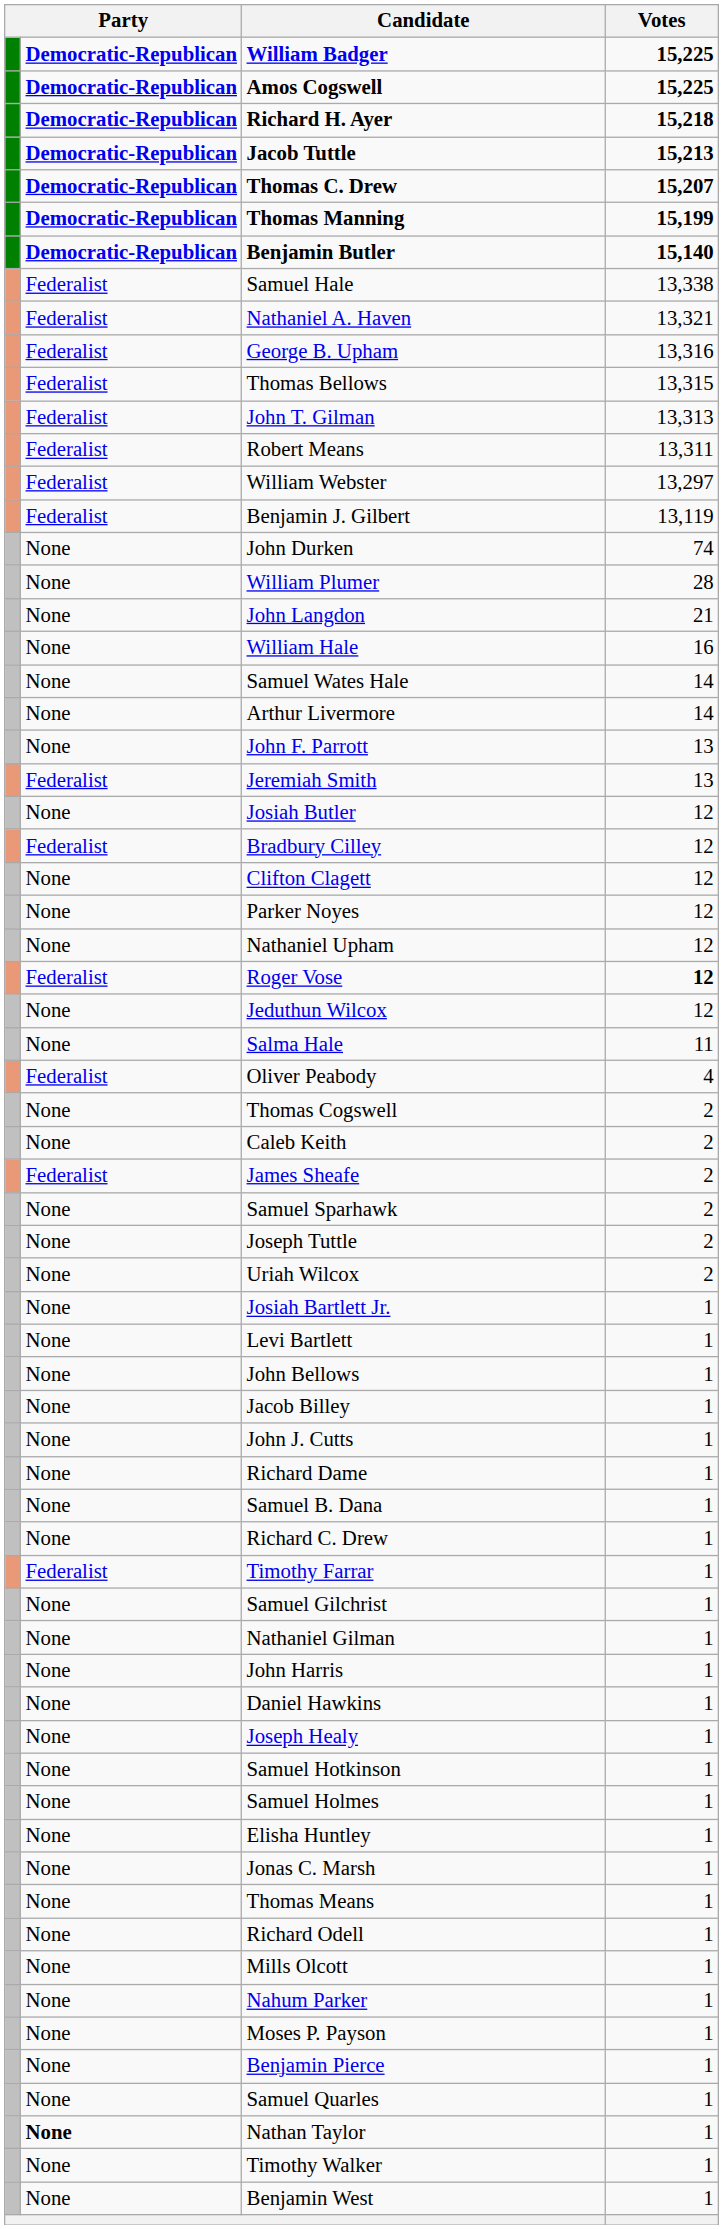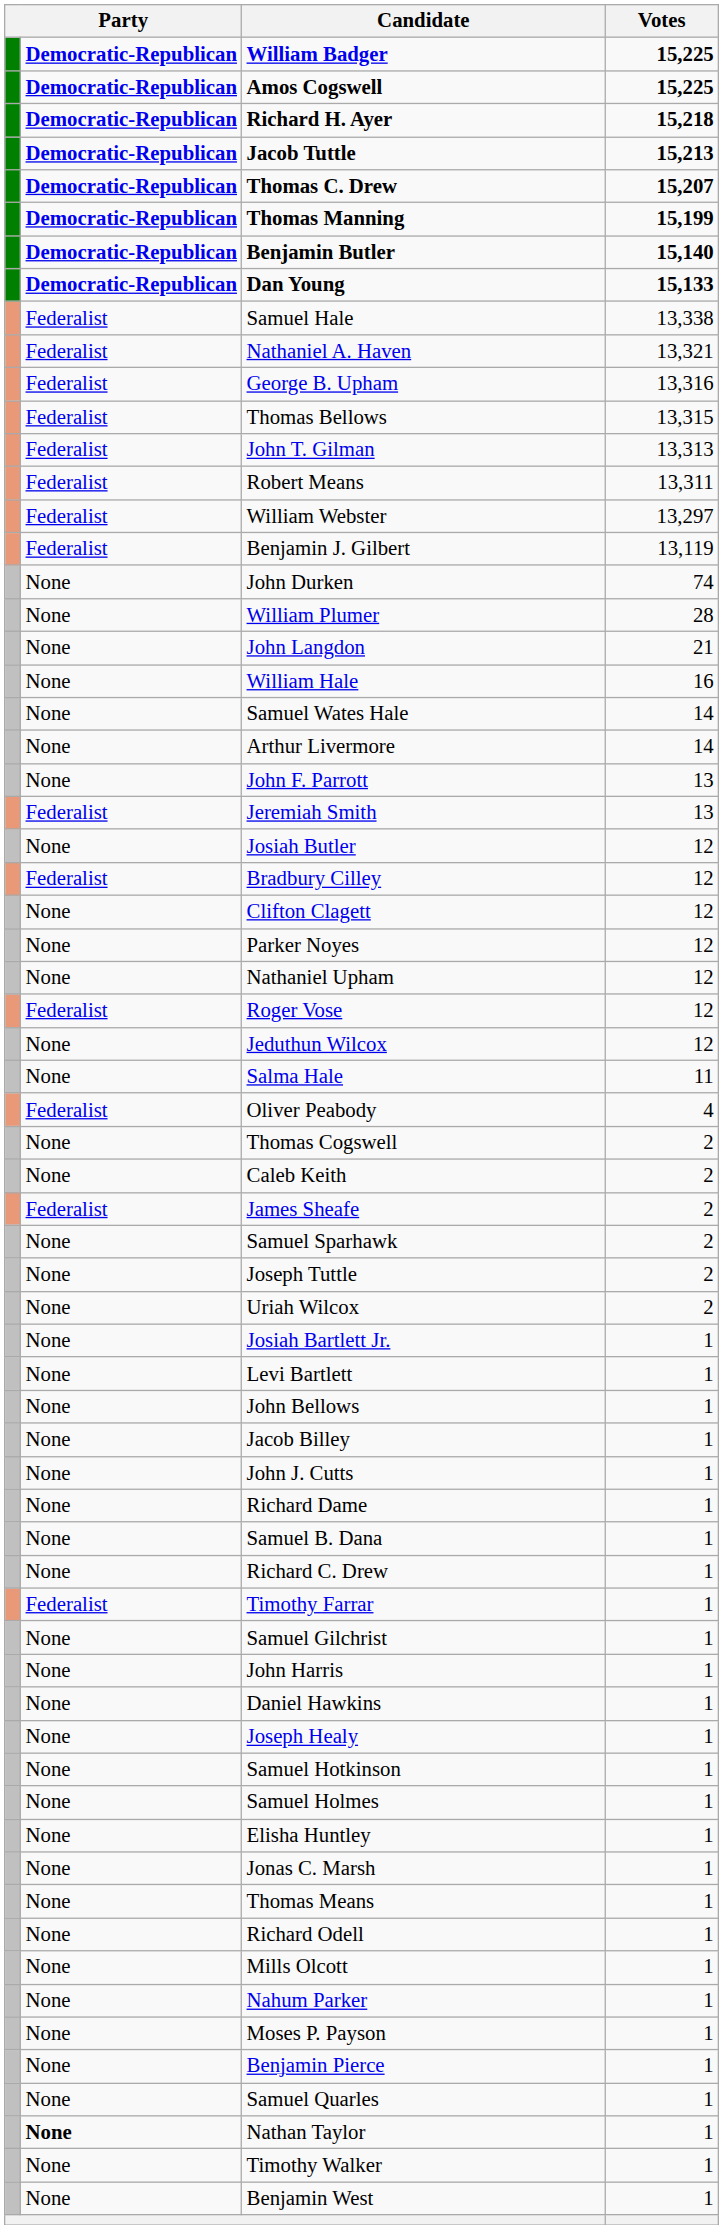+ row: (296, 284)
(703, 977) bold -> (703, 1010) normal
- row: (321, 1637)
